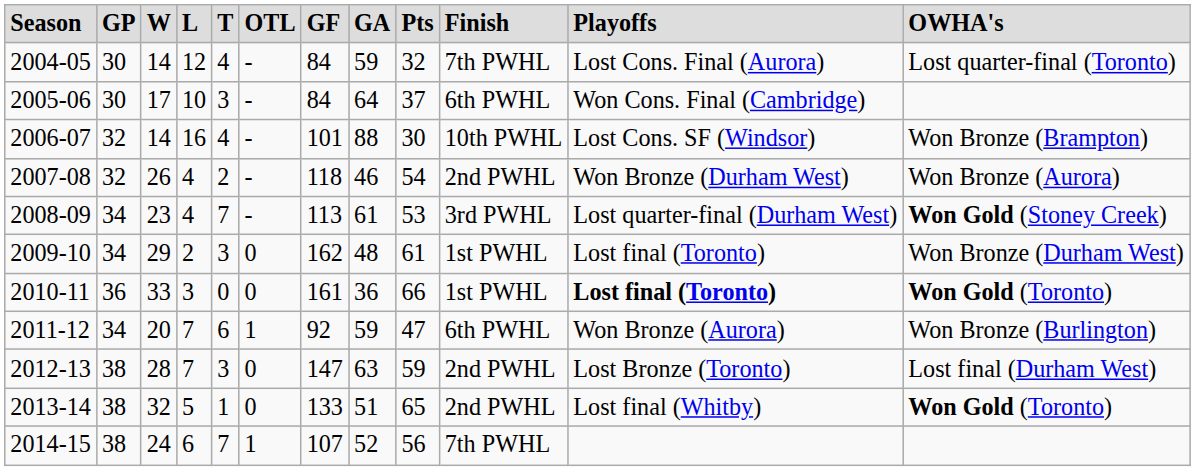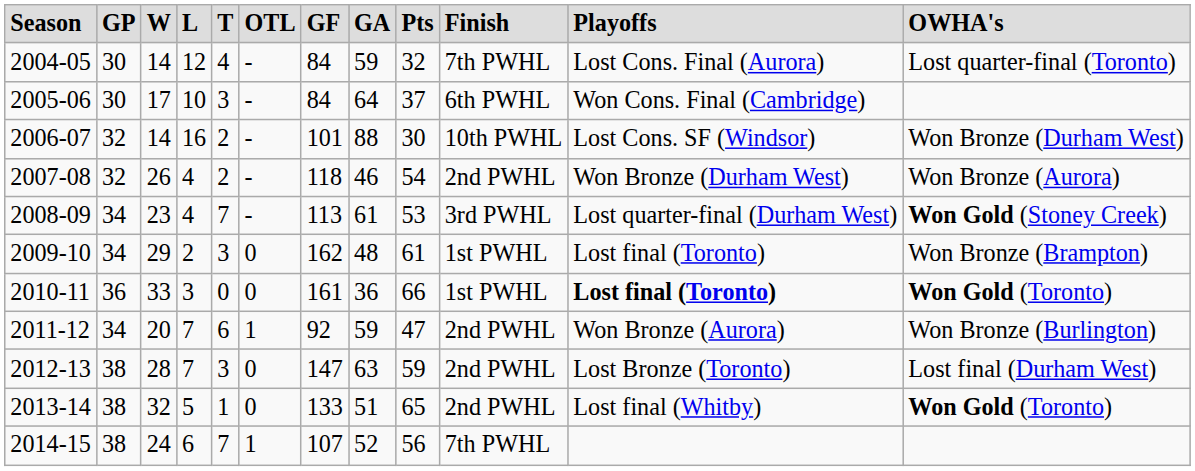(223, 138) 4 -> (223, 138) 2
(1028, 138) Won Bronze (Brampton) -> (1046, 138) Won Bronze (Durham West)
(1046, 253) Won Bronze (Durham West) -> (1028, 253) Won Bronze (Brampton)
(497, 330) 6th PWHL -> (500, 330) 2nd PWHL
